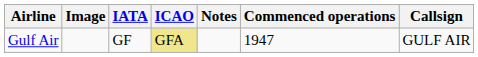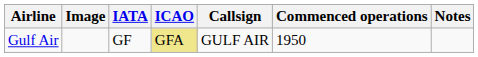columns swapped: (436, 16) <-> (219, 16)
(259, 40) 1947 -> (291, 40) 1950
